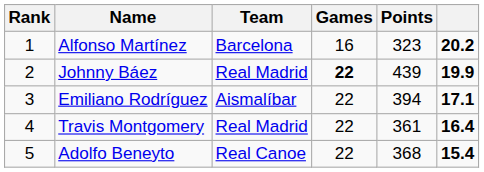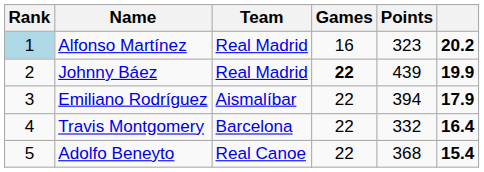(29, 45) no background -> (29, 45) lightblue background
(254, 45) Barcelona -> (262, 45) Real Madrid
(458, 99) 17.1 -> (458, 99) 17.9
(262, 126) Real Madrid -> (254, 126) Barcelona
(407, 126) 361 -> (407, 126) 332
